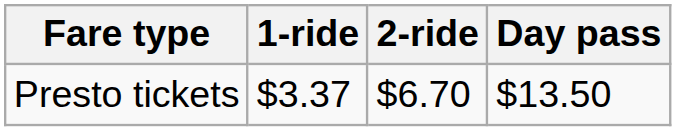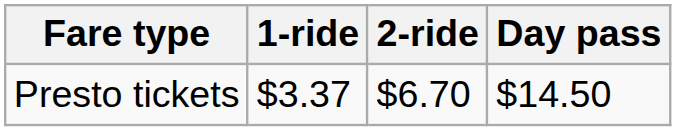(554, 93) $13.50 -> (554, 93) $14.50
